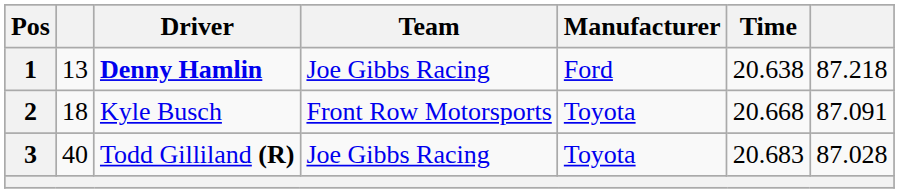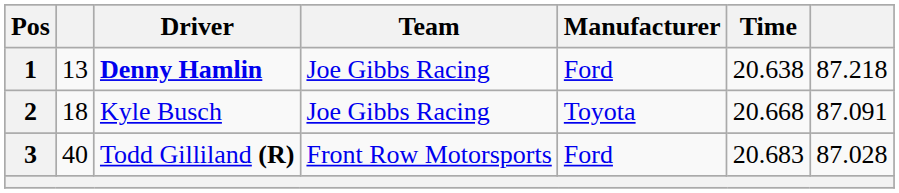(429, 111) Front Row Motorsports -> (398, 111) Joe Gibbs Racing
(398, 154) Joe Gibbs Racing -> (429, 154) Front Row Motorsports
(600, 154) Toyota -> (588, 154) Ford
